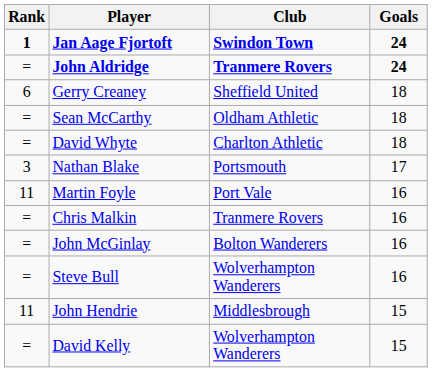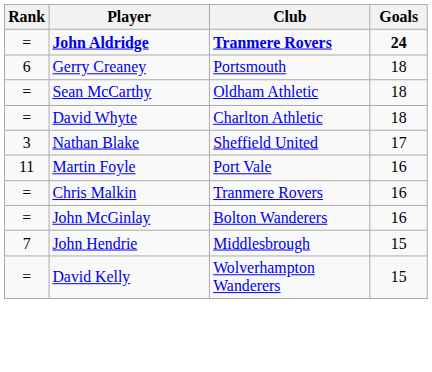- row: (112, 42)
(266, 92) Sheffield United -> (250, 67) Portsmouth
(250, 167) Portsmouth -> (266, 142) Sheffield United
- row: (86, 277)
(27, 311) 11 -> (27, 243) 7
